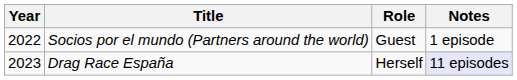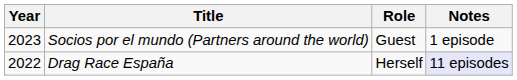(24, 39) 2022 -> (24, 39) 2023
(24, 63) 2023 -> (24, 63) 2022
